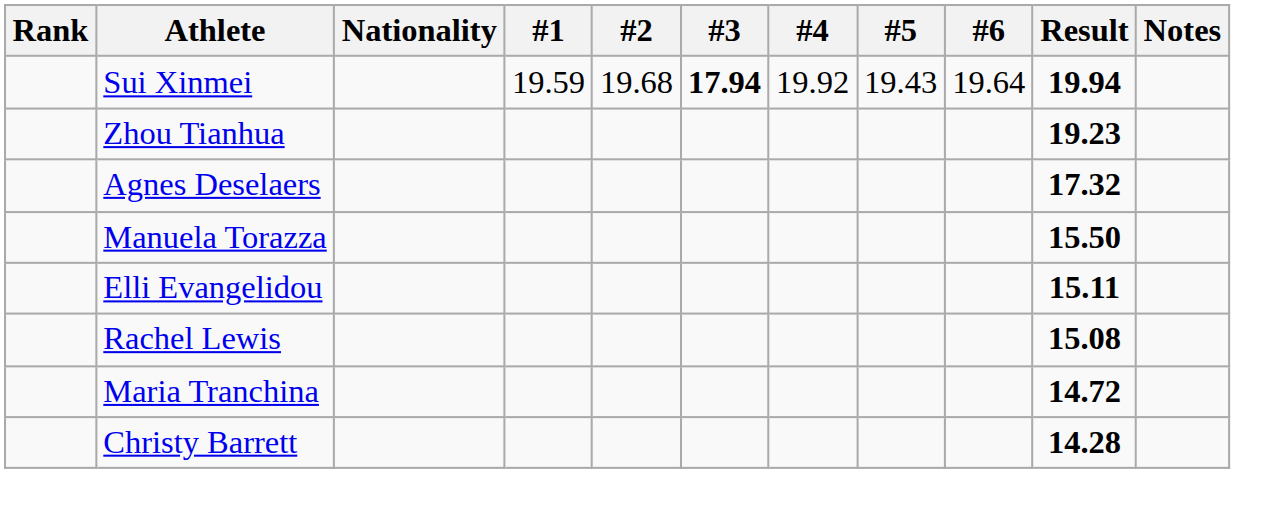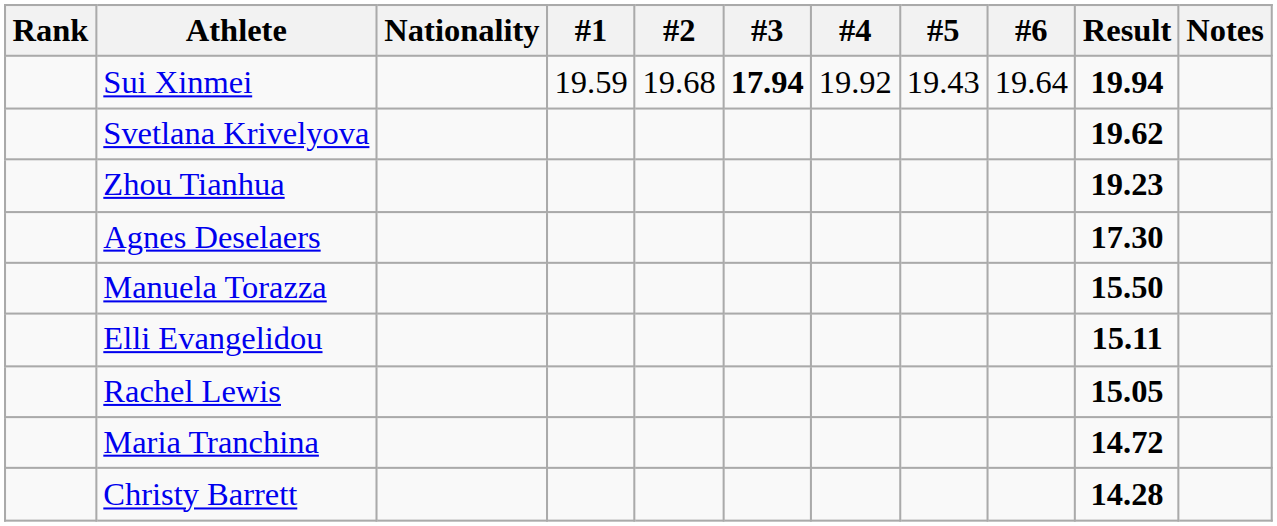+ row: (236, 133)
(1084, 184) 17.32 -> (1127, 236) 17.30
(1084, 339) 15.08 -> (1127, 390) 15.05
